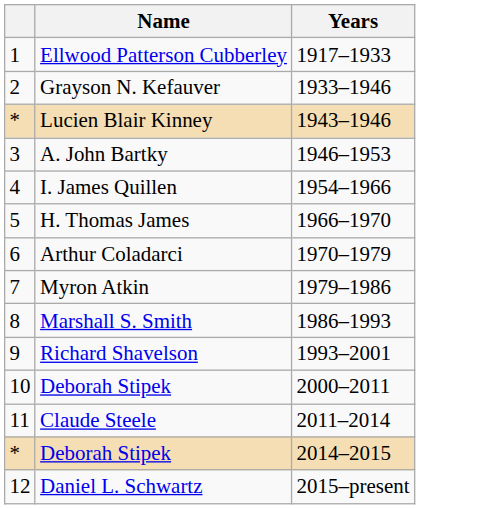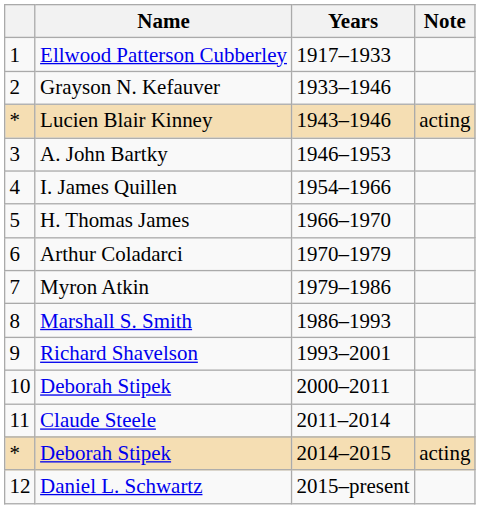+ column: (445, 21)
